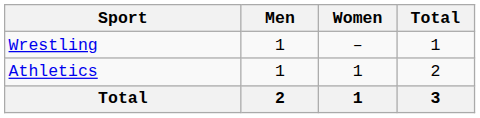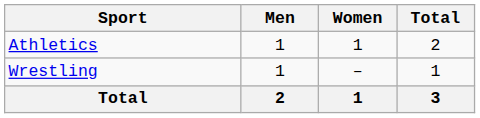rows swapped: (53, 72) <-> (53, 45)
